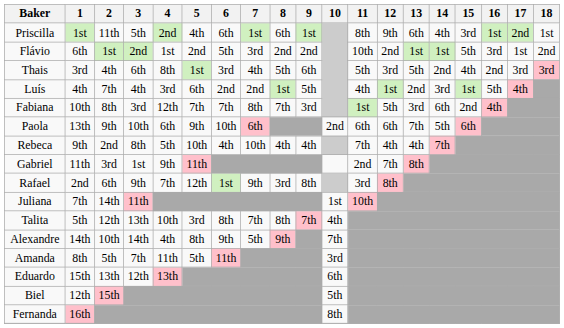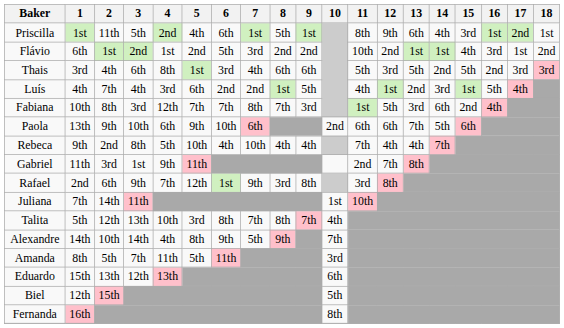(283, 32) 6th -> (283, 32) 5th
(468, 51) 5th -> (468, 51) 4th
(283, 70) 5th -> (283, 70) 6th
(468, 70) 4th -> (468, 70) 5th
